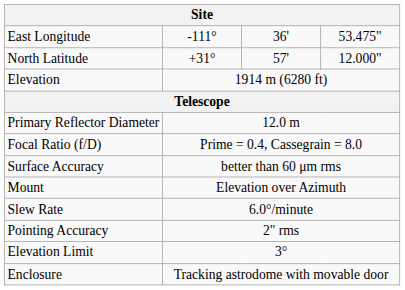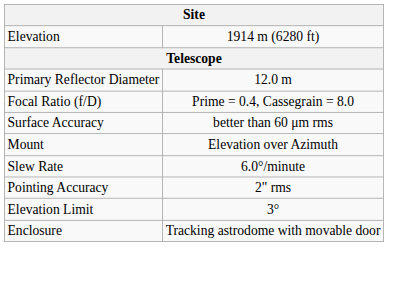- row: (49, 36)
- row: (48, 58)
